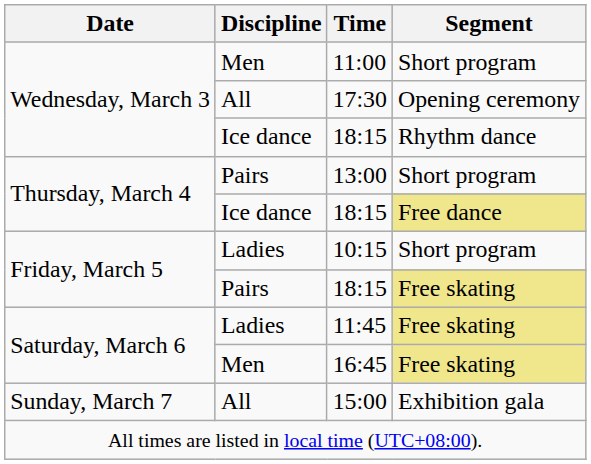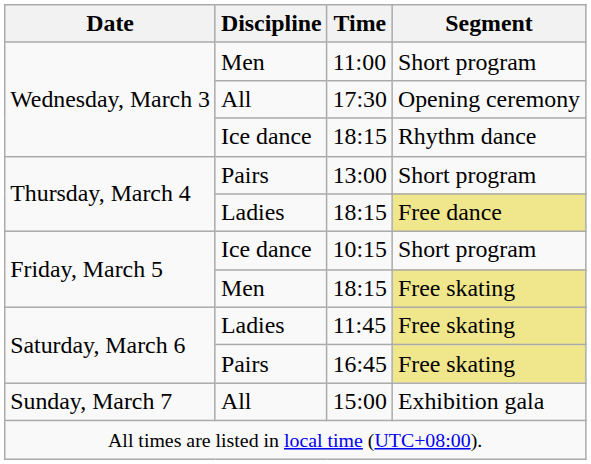(266, 212) Ice dance -> (253, 212) Ladies
(253, 250) Ladies -> (266, 250) Ice dance
(245, 288) Pairs -> (243, 288) Men
(243, 363) Men -> (245, 363) Pairs
